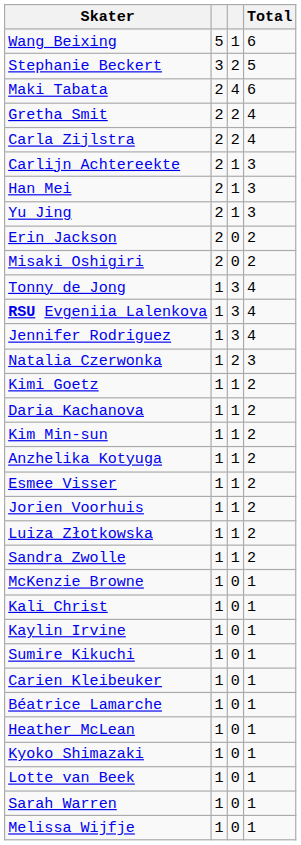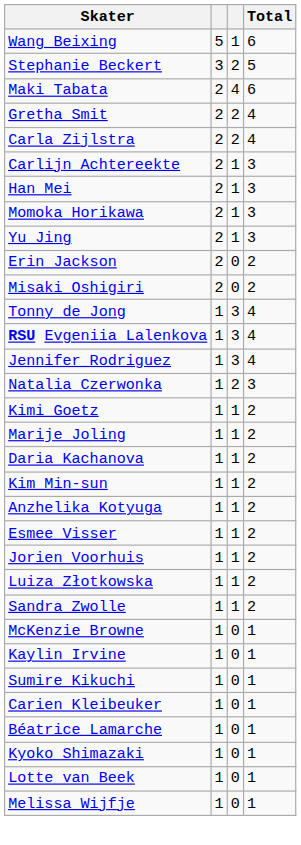+ row: (76, 213)
+ row: (67, 435)
- row: (58, 607)
- row: (72, 730)
- row: (62, 803)
